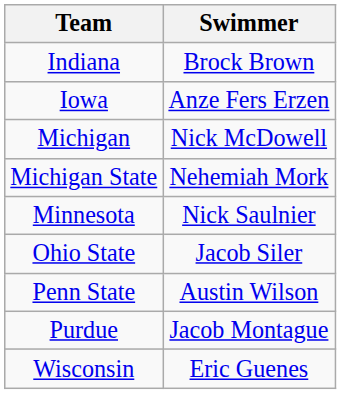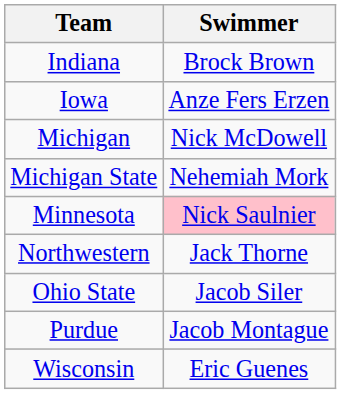(249, 215) no background -> (249, 215) pink background
+ row: (84, 253)
- row: (84, 291)
